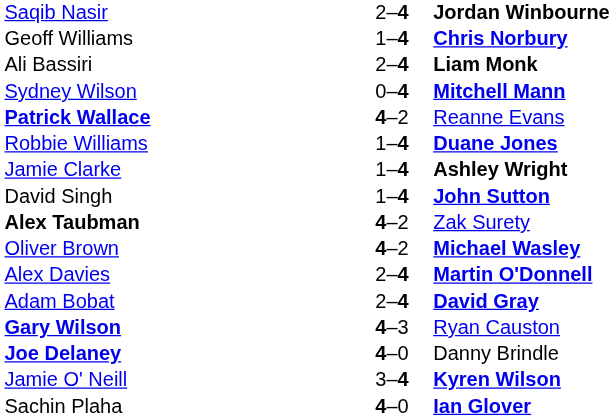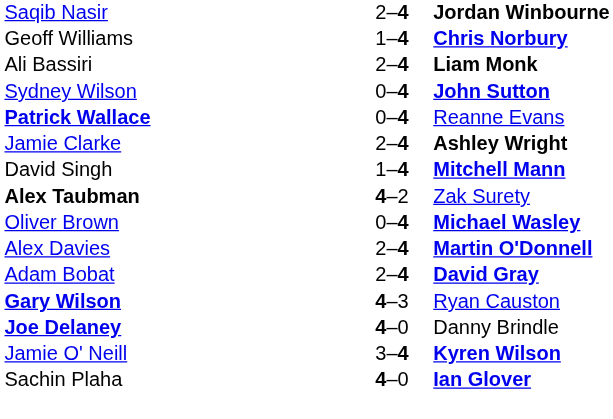(499, 91) Mitchell Mann -> (492, 91) John Sutton
(392, 117) 4–2 -> (392, 117) 0–4
- row: (76, 143)
(392, 169) 1–4 -> (392, 143) 2–4
(492, 196) John Sutton -> (499, 169) Mitchell Mann
(392, 248) 4–2 -> (392, 222) 0–4
